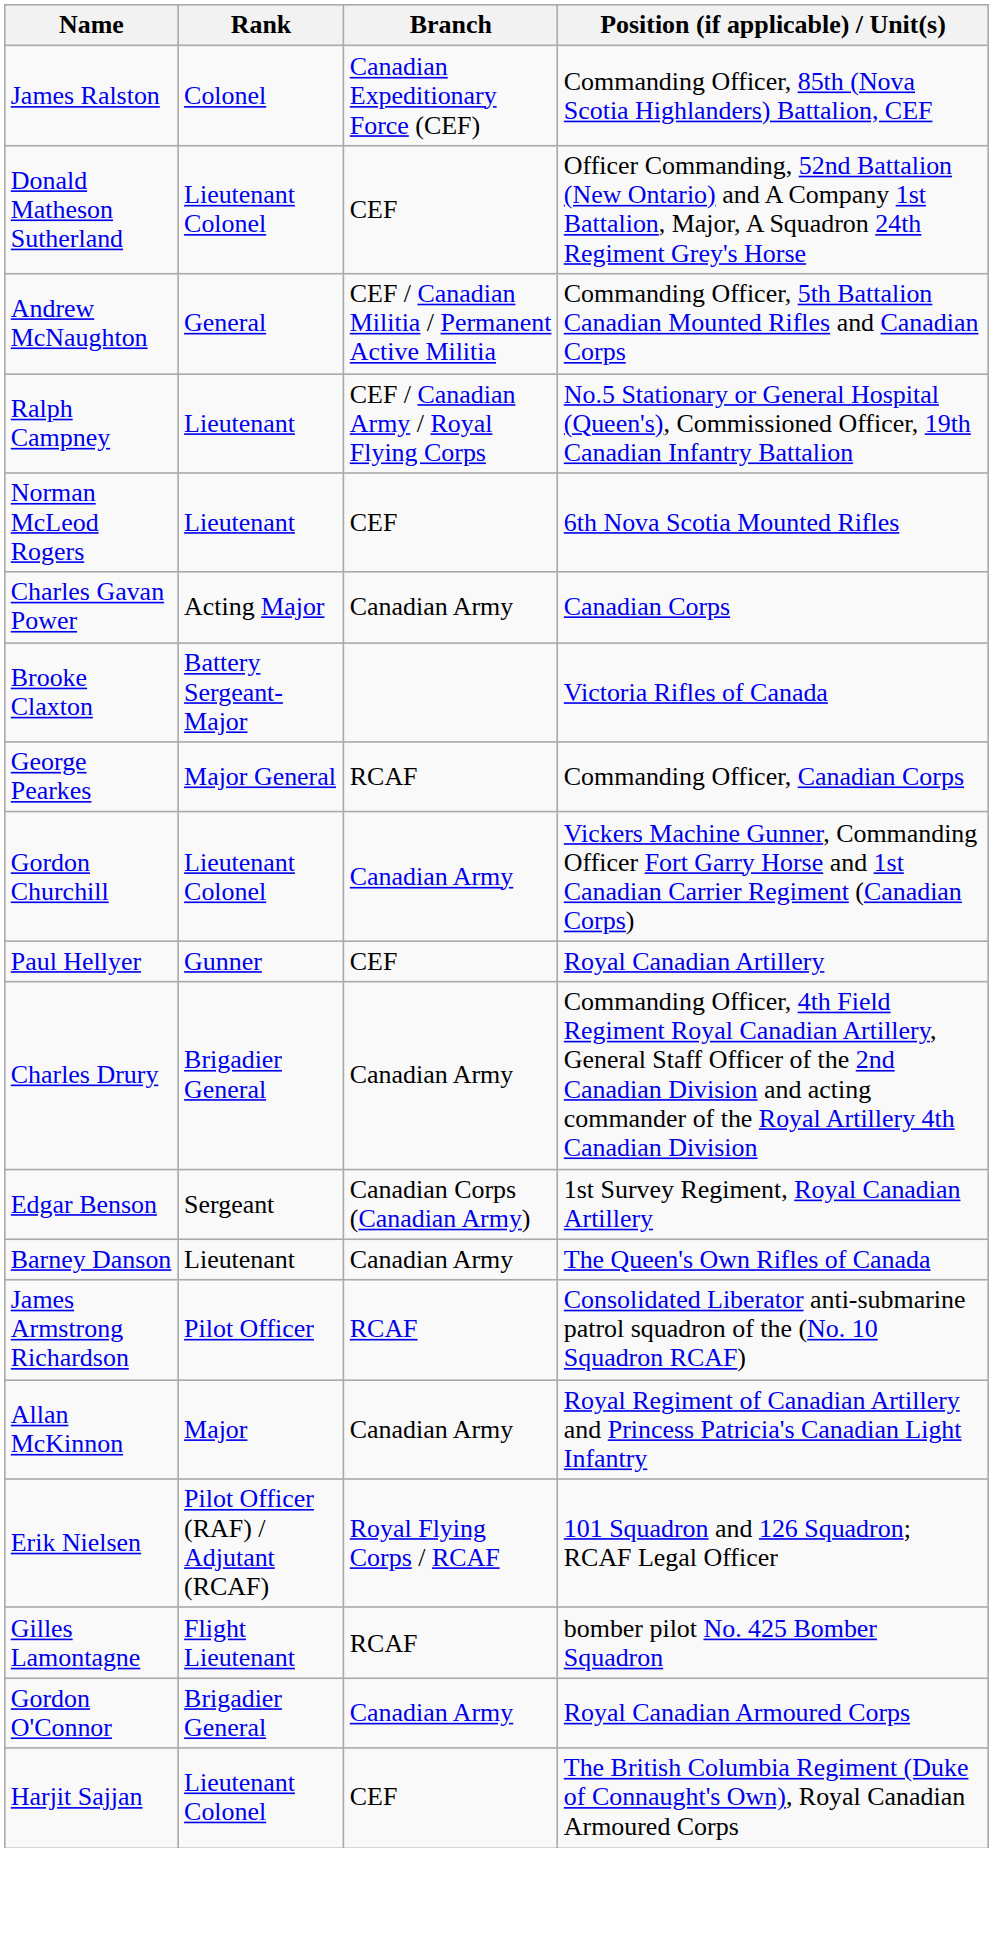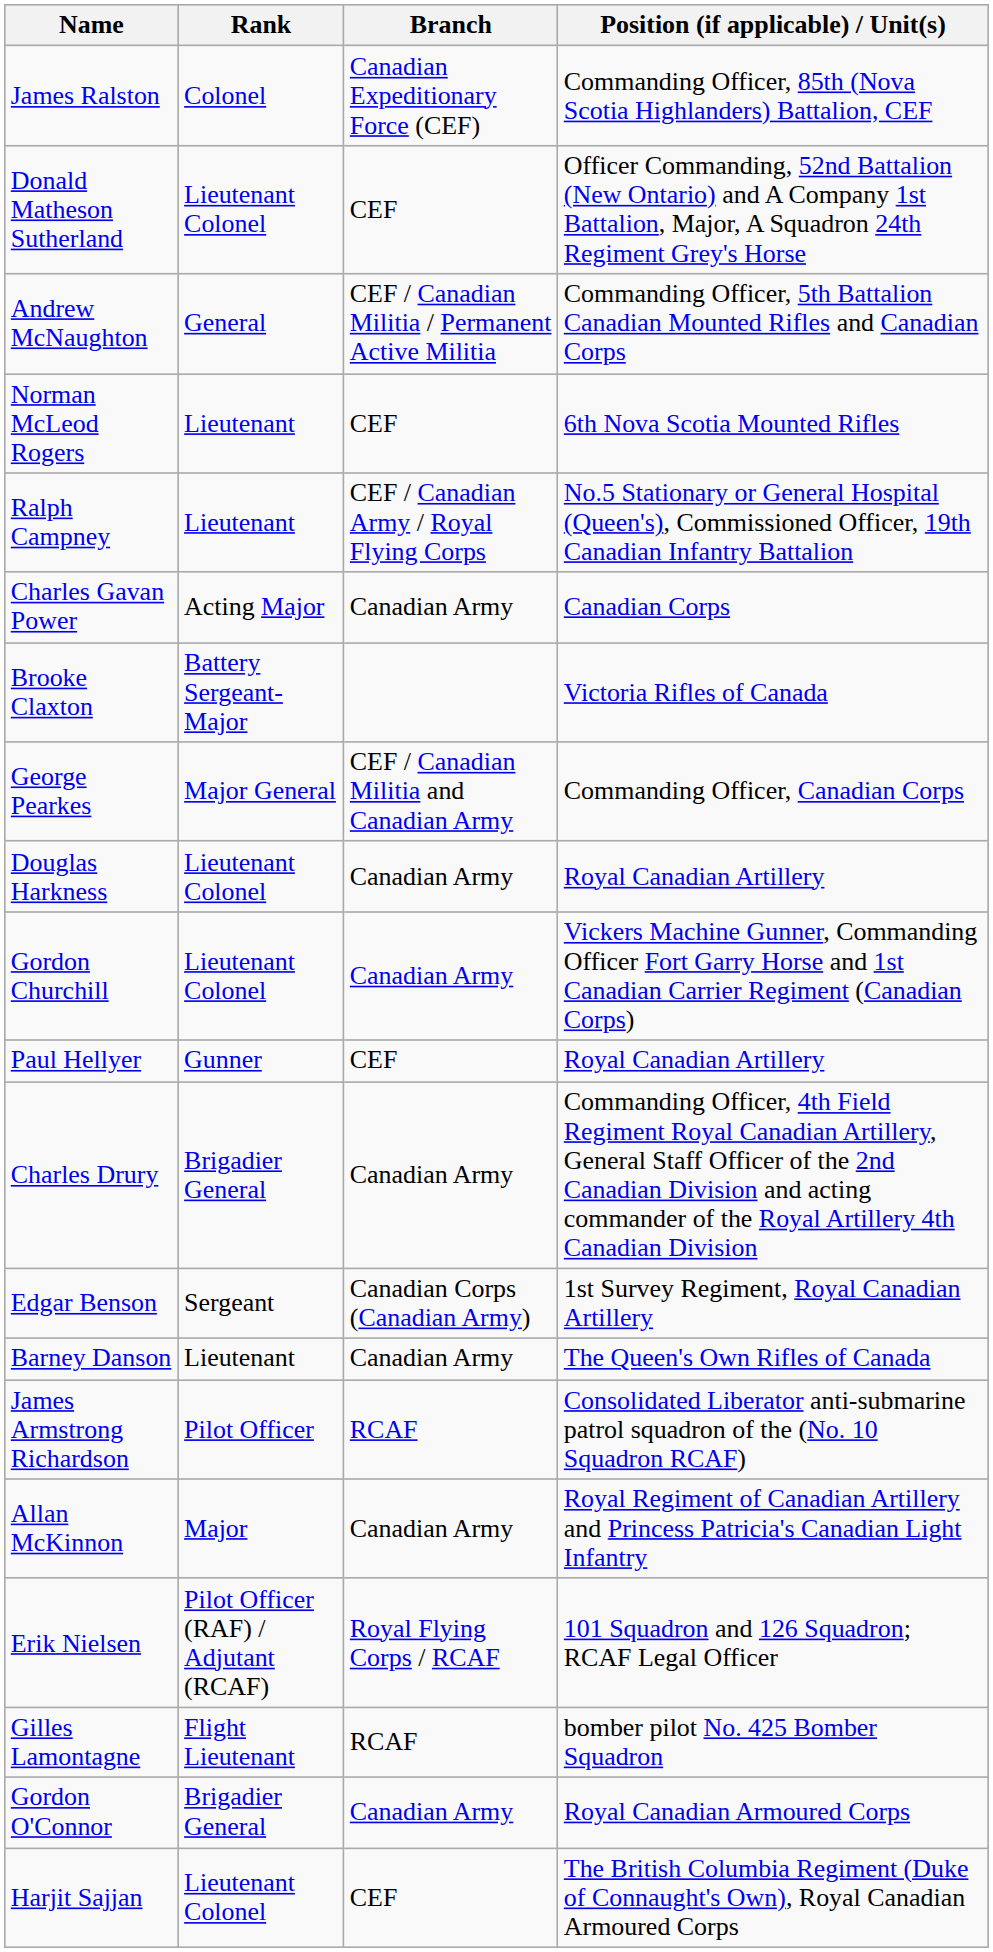rows swapped: (60, 422) <-> (55, 522)
(384, 776) RCAF -> (433, 791) CEF / Canadian Militia and Canadian Army
+ row: (59, 876)
